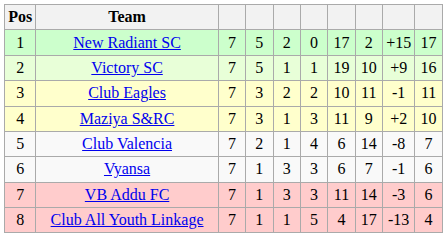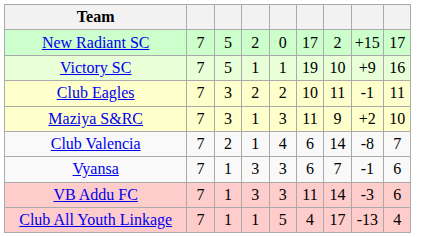- column: (20, 17)
